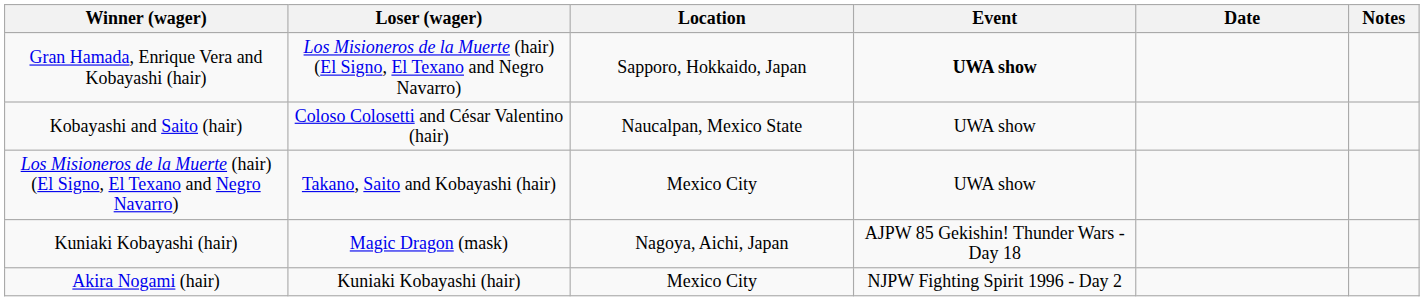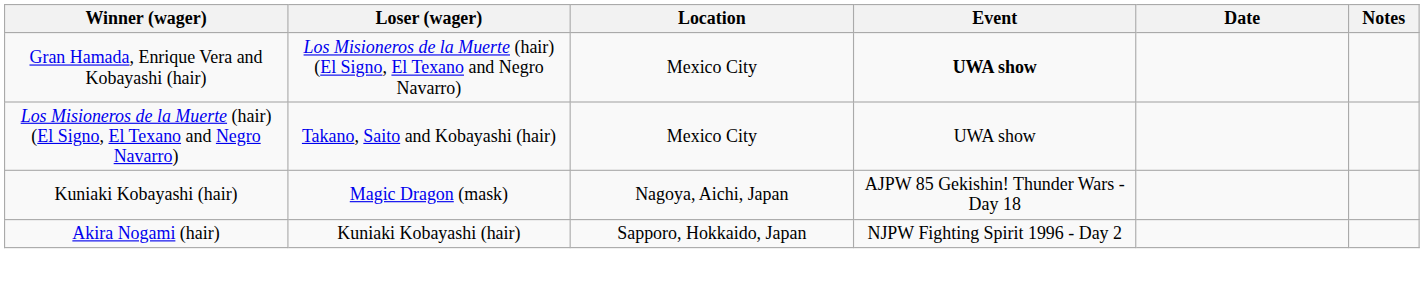(712, 67) Sapporo, Hokkaido, Japan -> (712, 67) Mexico City
- row: (146, 125)
(712, 281) Mexico City -> (712, 233) Sapporo, Hokkaido, Japan
